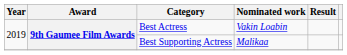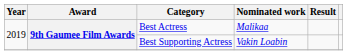(262, 27) Vakin Loabin -> (252, 27) Malikaa
(252, 42) Malikaa -> (262, 42) Vakin Loabin
